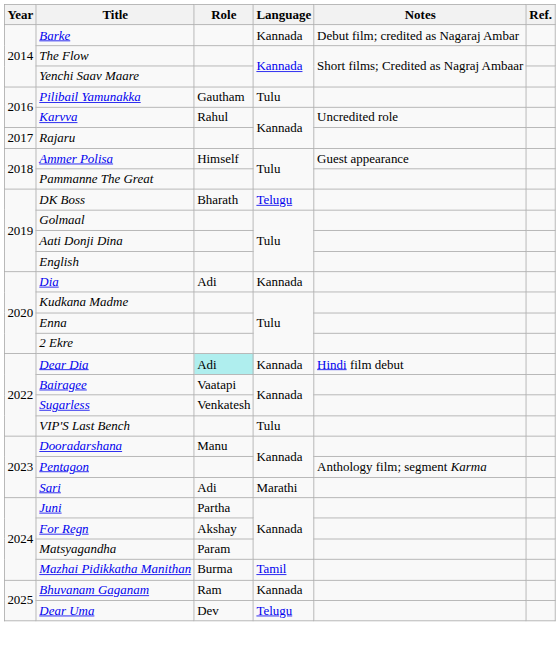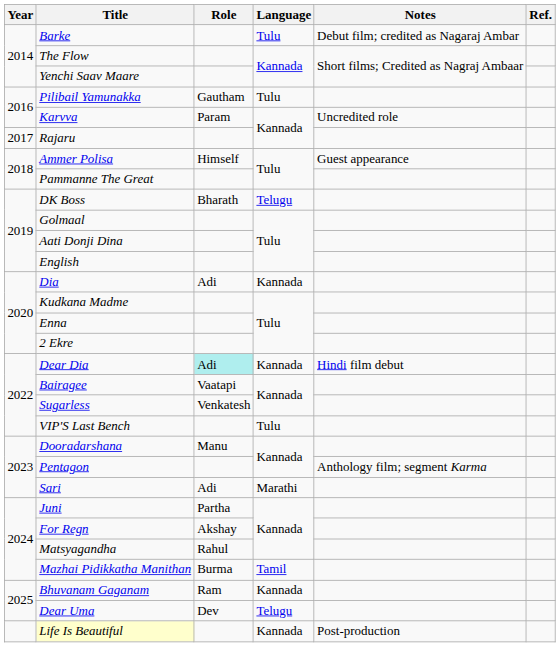(279, 35) Kannada -> (268, 35) Tulu
(213, 117) Rahul -> (214, 117) Param
(214, 549) Param -> (213, 549) Rahul
+ row: (81, 631)
